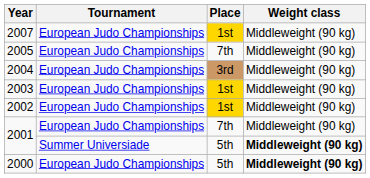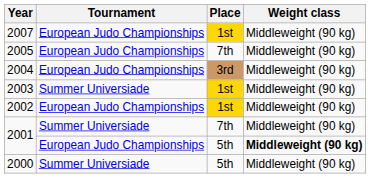(122, 88) European Judo Championships -> (94, 88) Summer Universiade
(122, 126) European Judo Championships -> (94, 126) Summer Universiade
(94, 145) Summer Universiade -> (122, 145) European Judo Championships
(122, 164) European Judo Championships -> (94, 164) Summer Universiade
(304, 164) bold -> (301, 164) normal
